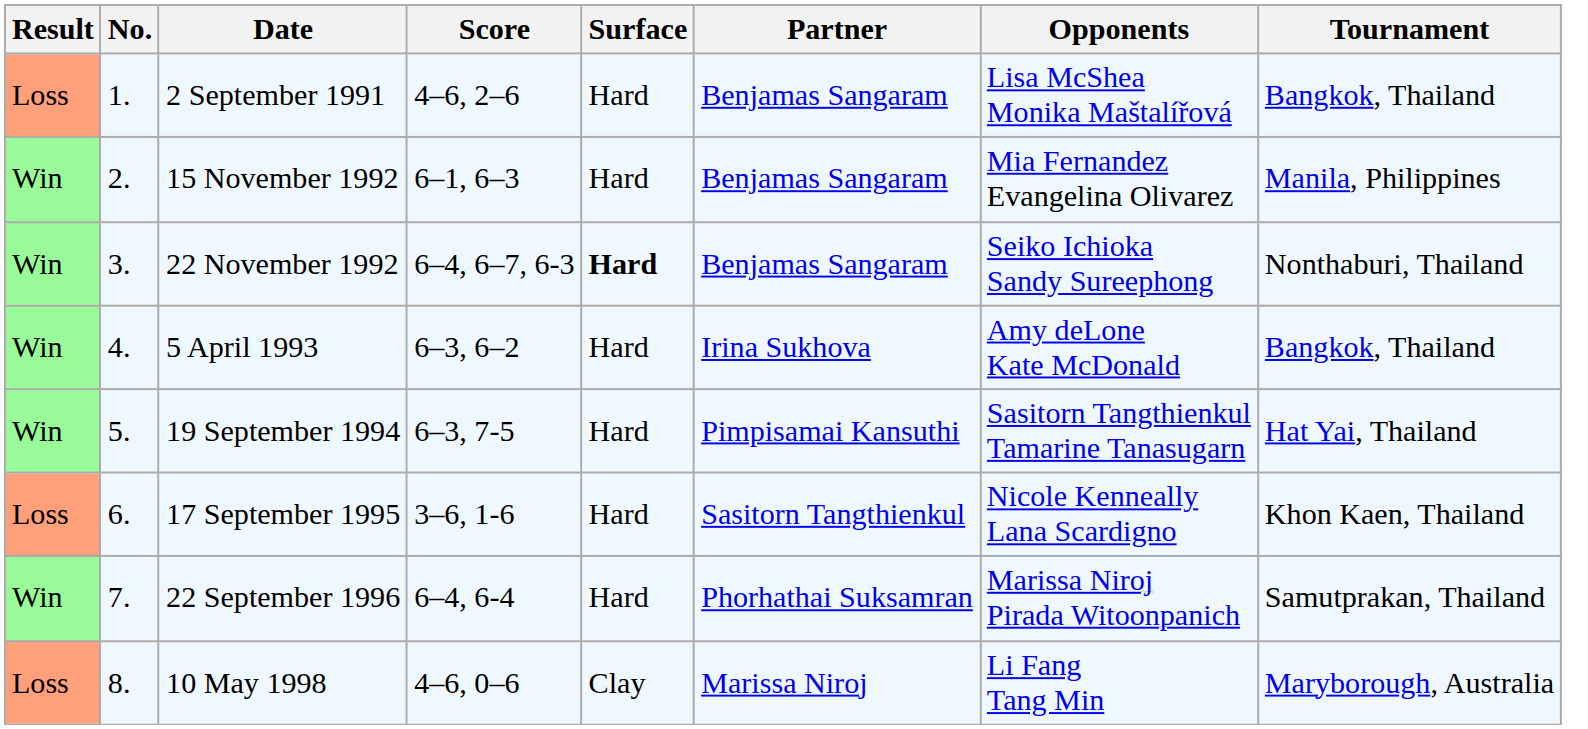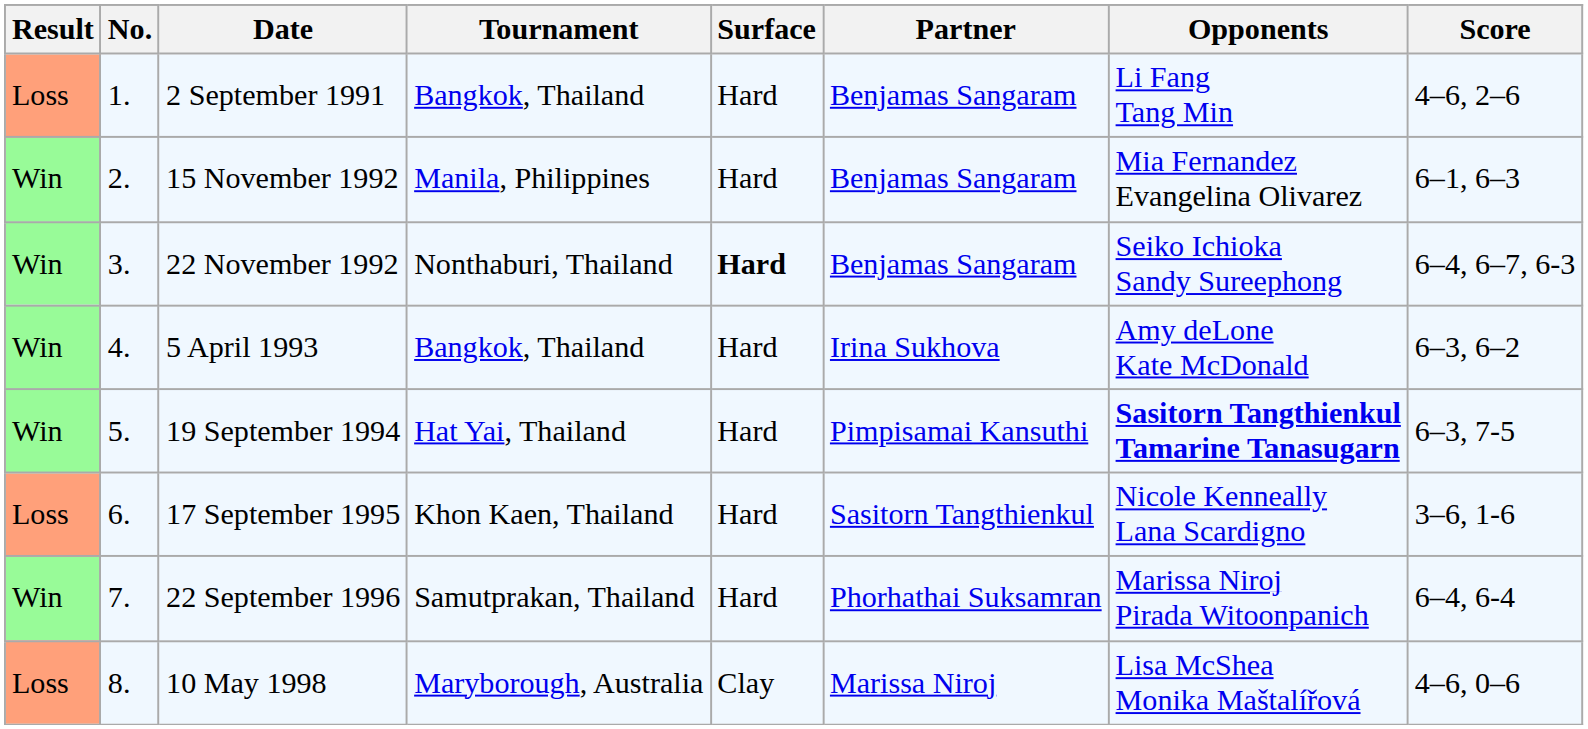columns swapped: (1409, 28) <-> (494, 28)
(1109, 94) Lisa McShea Monika Maštalířová -> (1174, 94) Li Fang Tang Min
(1119, 429) normal -> (1258, 429) bold
(1046, 681) Li Fang Tang Min -> (1238, 681) Lisa McShea Monika Maštalířová
